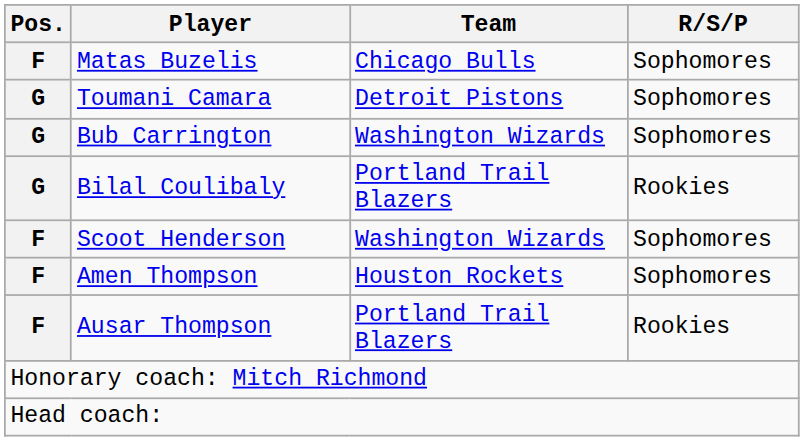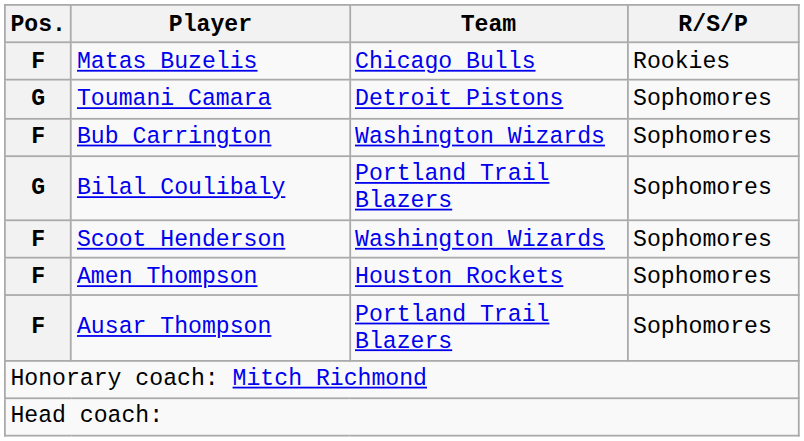(702, 61) Sophomores -> (682, 61) Rookies
(38, 137) G -> (38, 137) F
(682, 188) Rookies -> (702, 188) Sophomores
(682, 328) Rookies -> (702, 328) Sophomores
